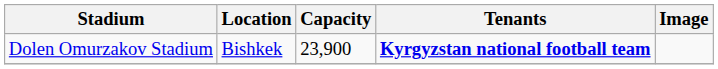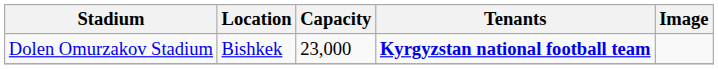(326, 48) 23,900 -> (326, 48) 23,000
